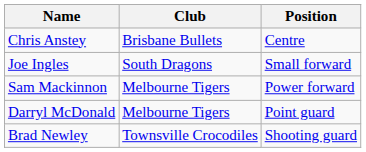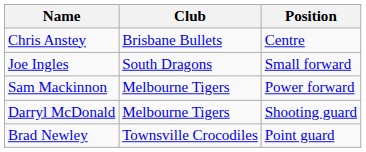(300, 111) Point guard -> (311, 111) Shooting guard
(311, 135) Shooting guard -> (300, 135) Point guard
